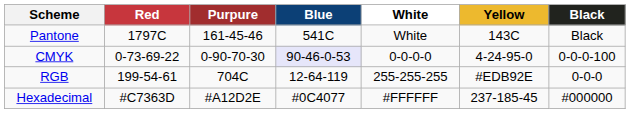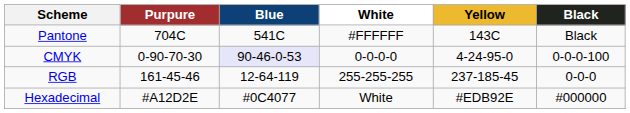- column: (147, 14)
(233, 35) 161-45-46 -> (170, 35) 704C
(410, 35) White -> (376, 35) #FFFFFF
(233, 77) 704C -> (170, 77) 161-45-46
(504, 77) #EDB92E -> (485, 77) 237-185-45
(410, 98) #FFFFFF -> (376, 98) White
(504, 98) 237-185-45 -> (485, 98) #EDB92E
